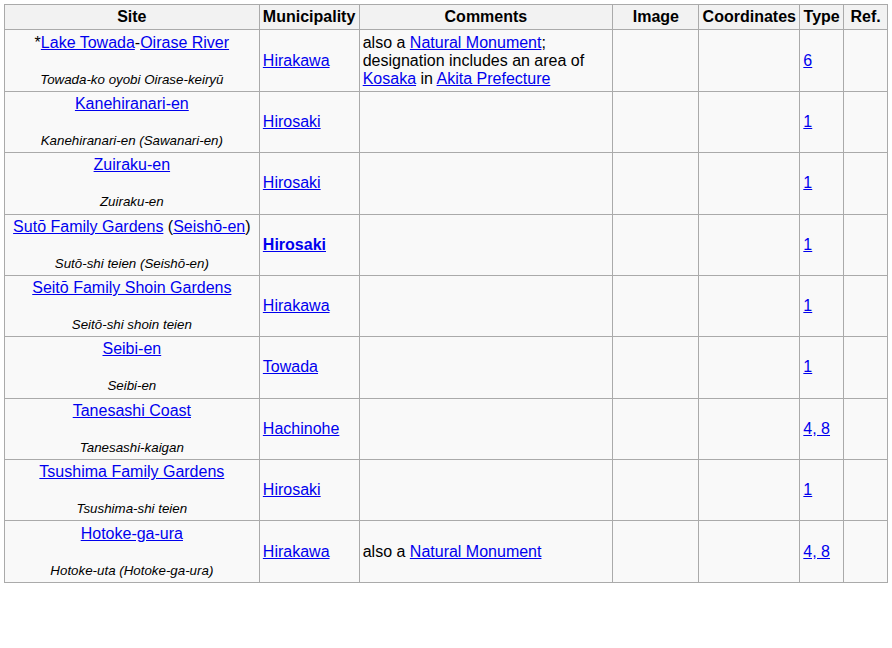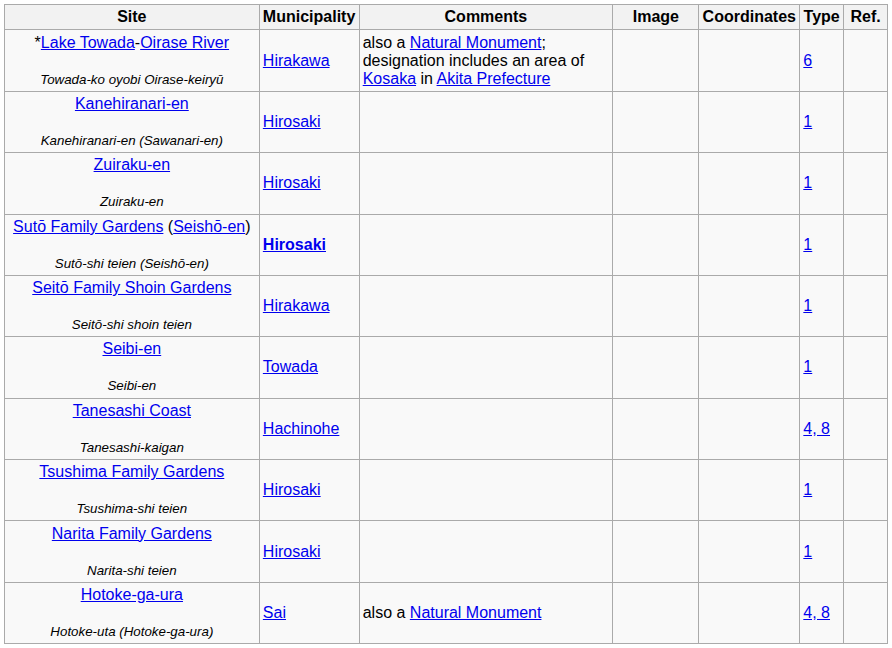+ row: (132, 551)
(296, 551) Hirakawa -> (274, 612) Sai
